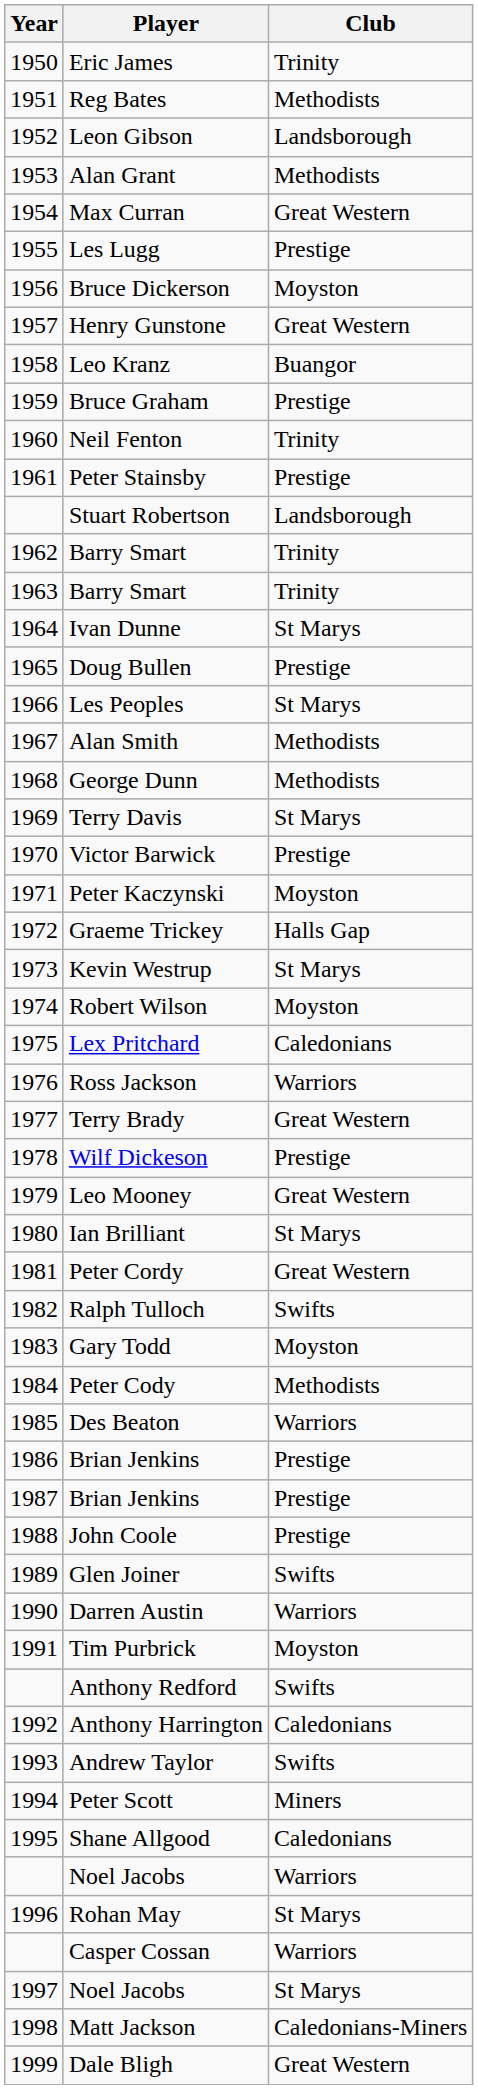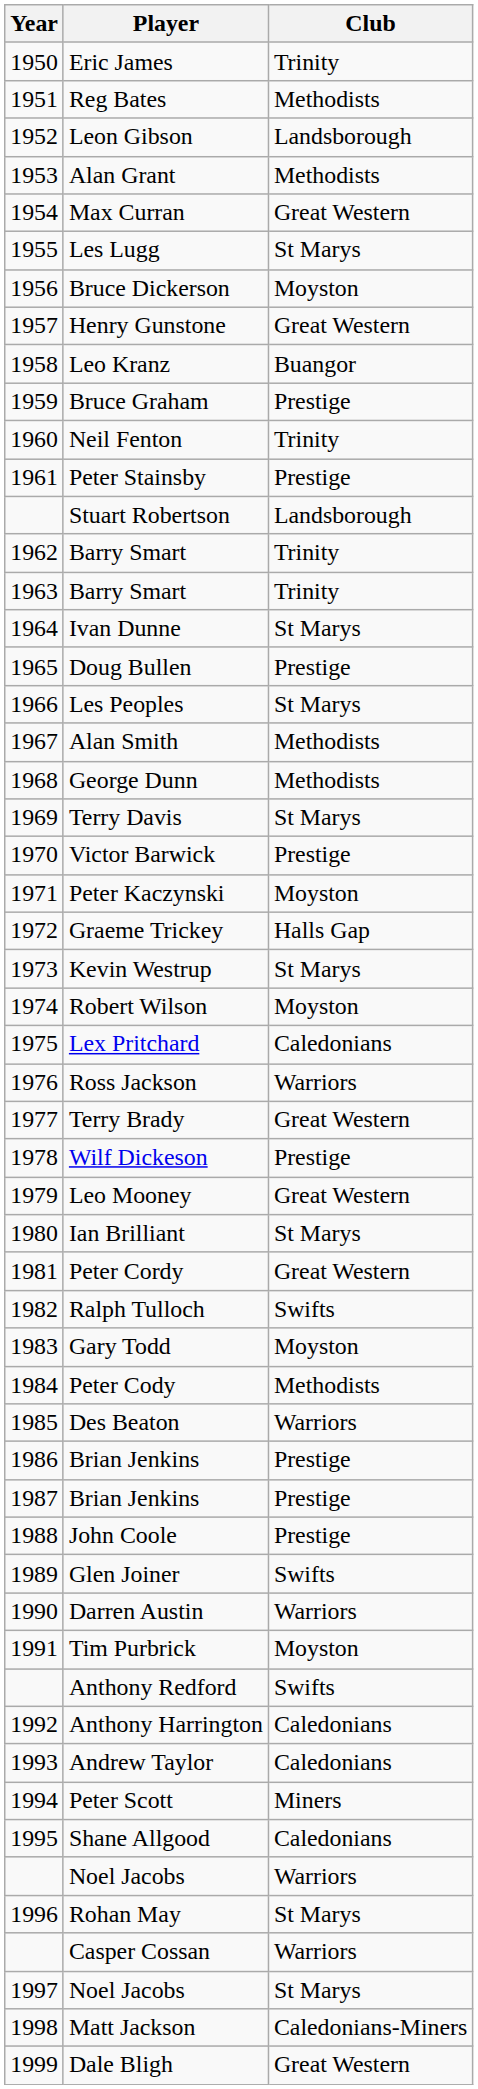(312, 250) Prestige -> (317, 250) St Marys
(304, 1762) Swifts -> (333, 1762) Caledonians
